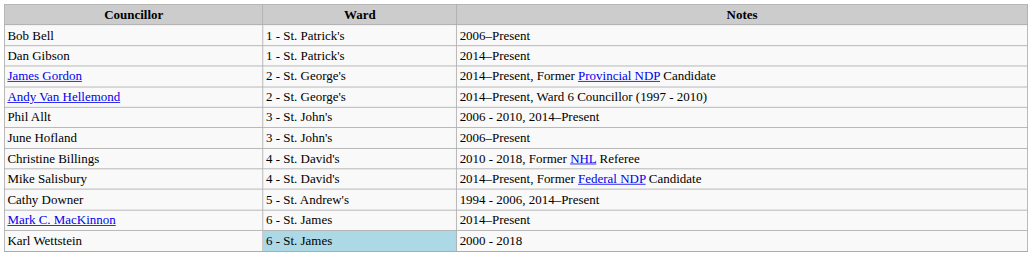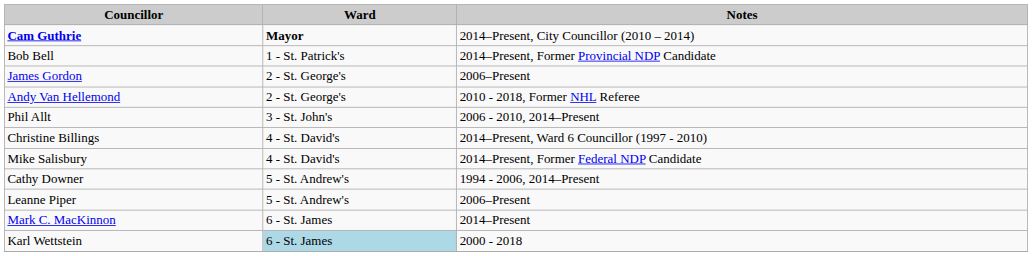+ row: (44, 35)
(495, 35) 2006–Present -> (588, 55) 2014–Present, Former Provincial NDP Candidate
- row: (39, 55)
(588, 76) 2014–Present, Former Provincial NDP Candidate -> (495, 76) 2006–Present
(583, 96) 2014–Present, Ward 6 Councillor (1997 - 2010) -> (550, 96) 2010 - 2018, Former NHL Referee
- row: (42, 138)
(550, 158) 2010 - 2018, Former NHL Referee -> (583, 138) 2014–Present, Ward 6 Councillor (1997 - 2010)
+ row: (42, 199)
